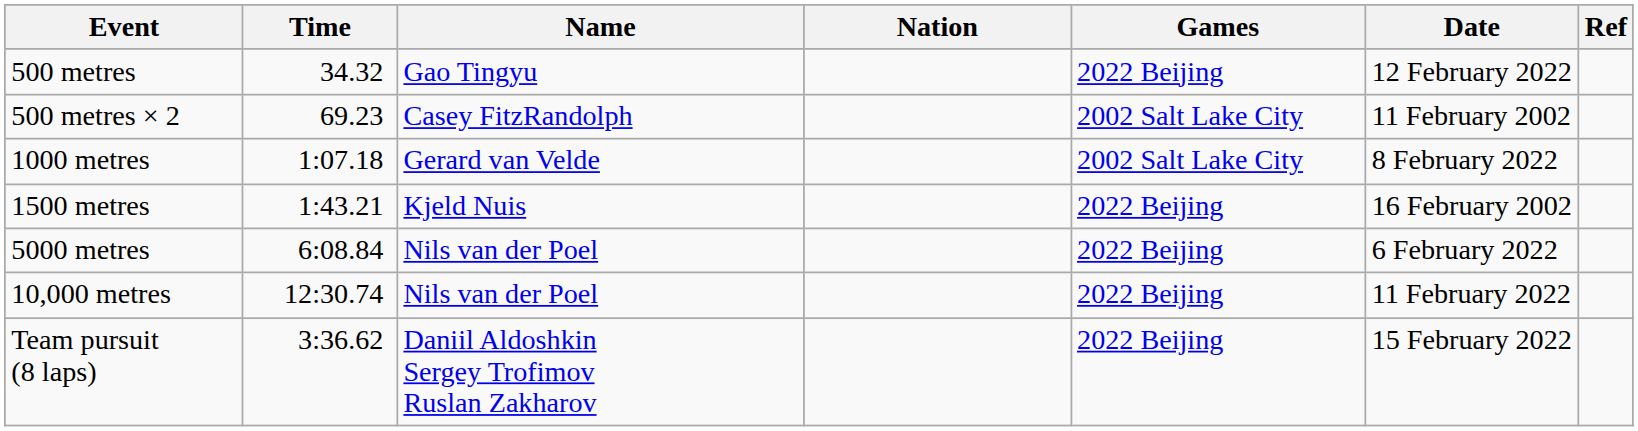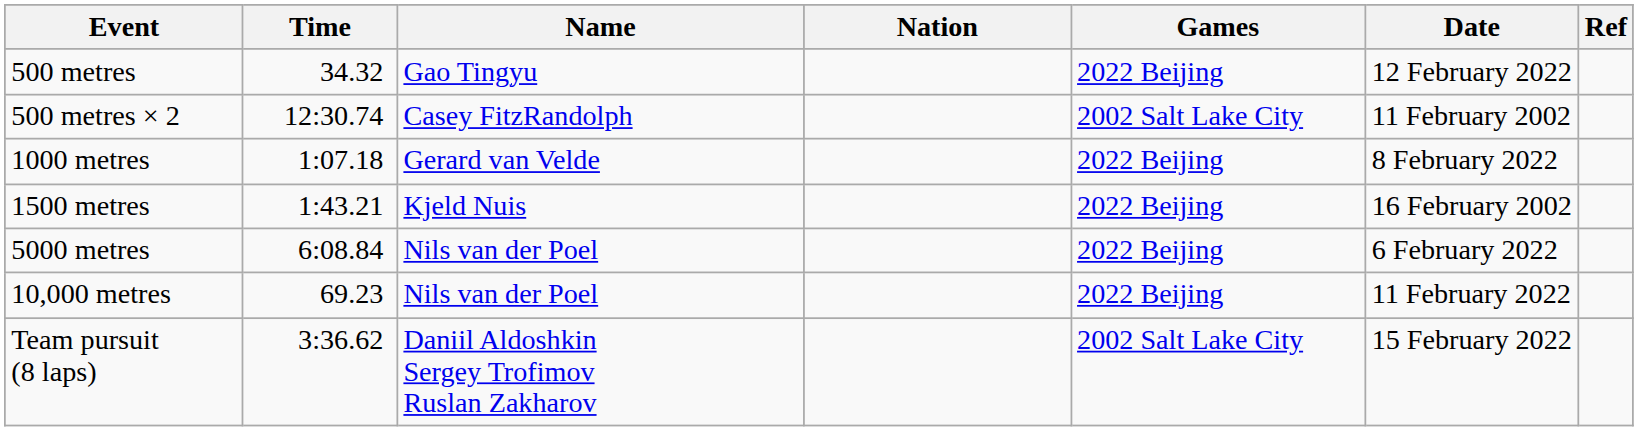(355, 116) 69.23 -> (337, 116) 12:30.74
(1190, 160) 2002 Salt Lake City -> (1150, 160) 2022 Beijing
(337, 294) 12:30.74 -> (355, 294) 69.23
(1150, 339) 2022 Beijing -> (1190, 339) 2002 Salt Lake City
